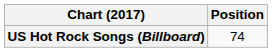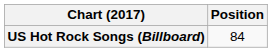(237, 36) 74 -> (237, 36) 84
